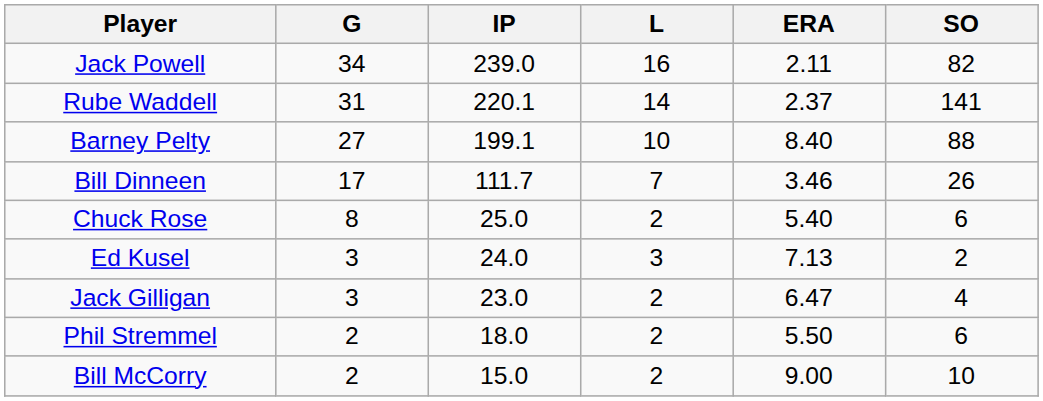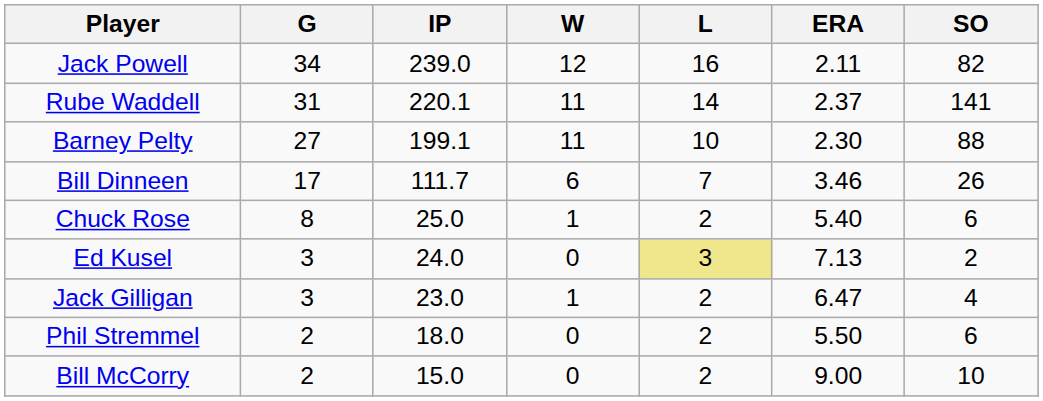+ column: (573, 24)
(809, 141) 8.40 -> (838, 141) 2.30
(656, 258) no background -> (705, 258) khaki background
